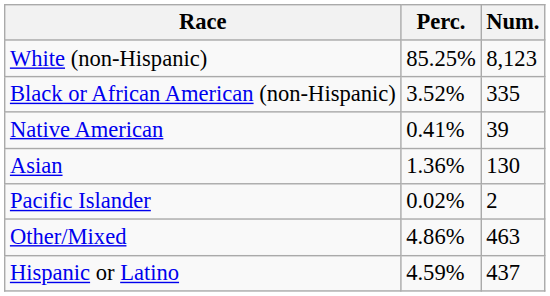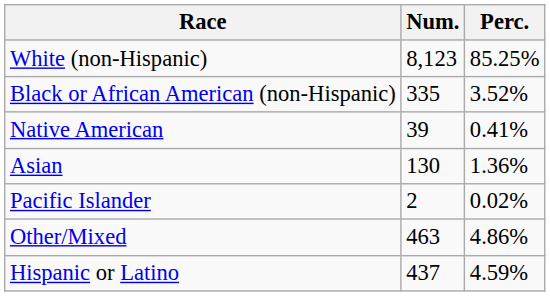columns swapped: (513, 22) <-> (441, 22)
